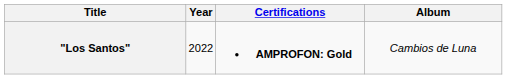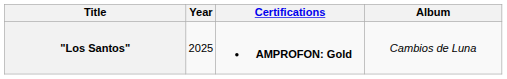(201, 48) 2022 -> (201, 48) 2025
